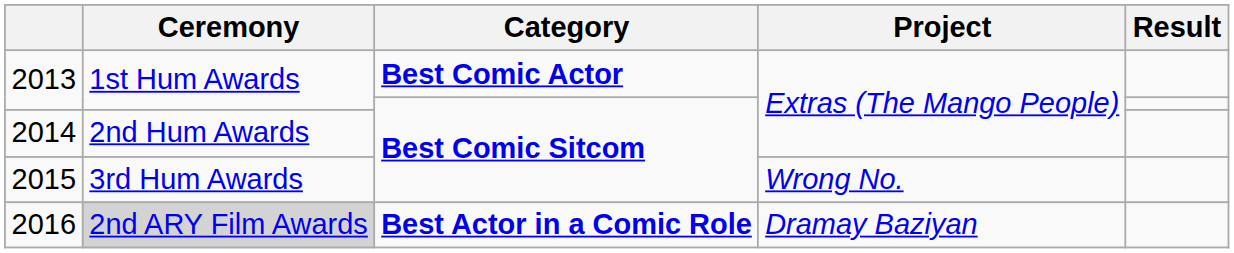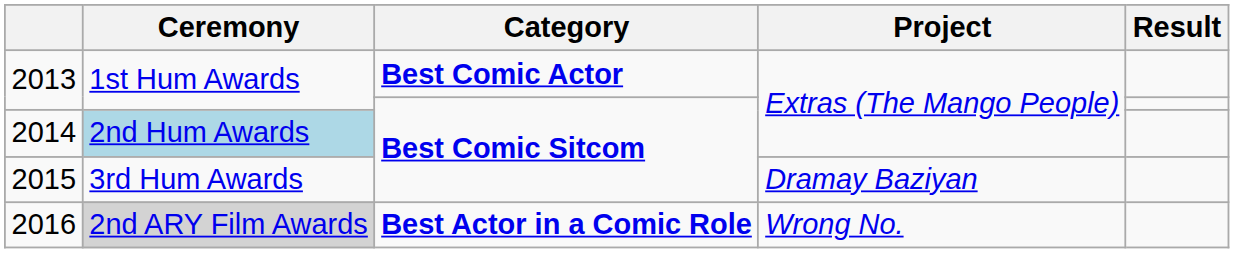(199, 132) no background -> (199, 132) lightblue background
(834, 178) Wrong No. -> (871, 178) Dramay Baziyan
(871, 224) Dramay Baziyan -> (834, 224) Wrong No.
